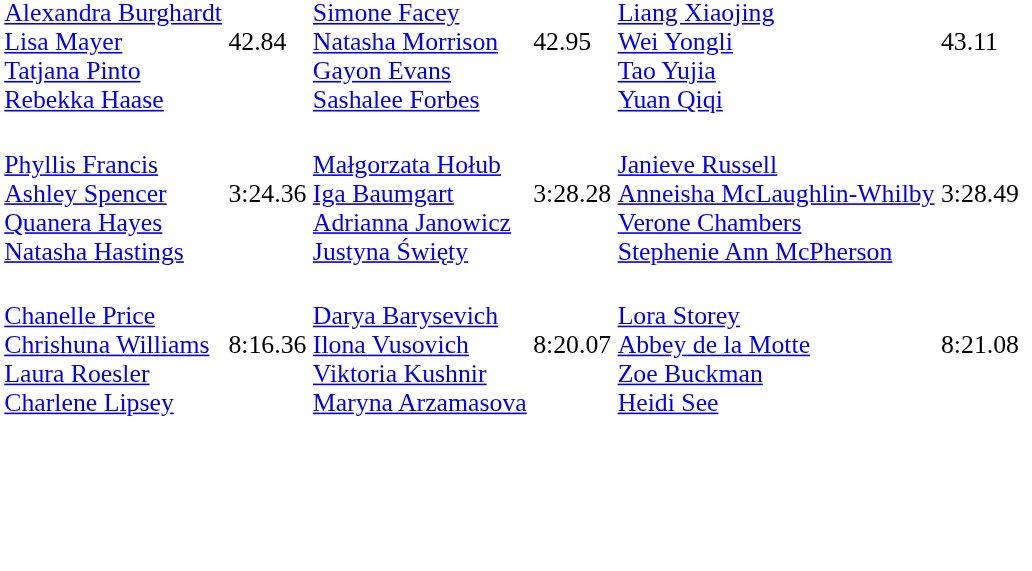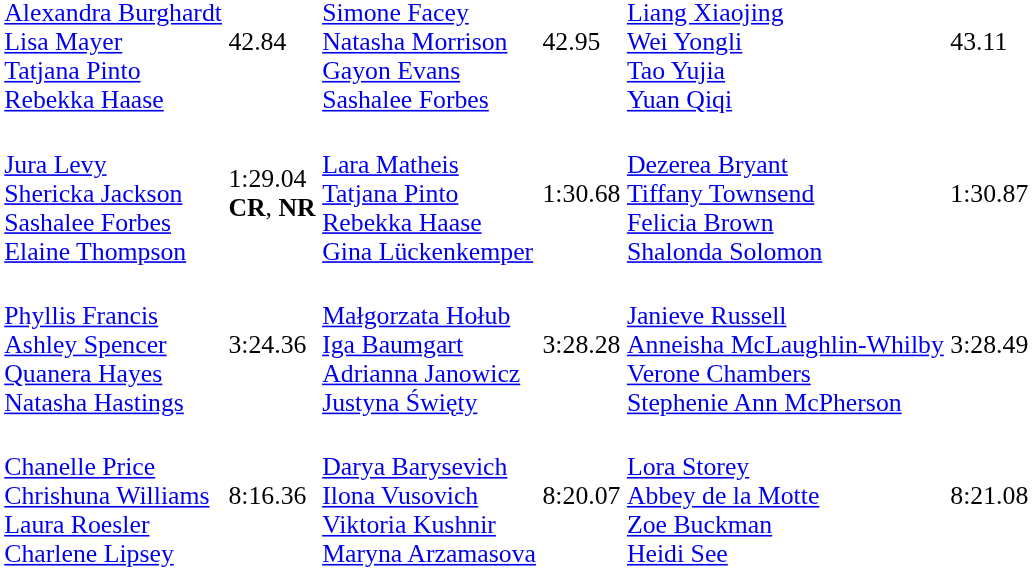+ row: (95, 207)
